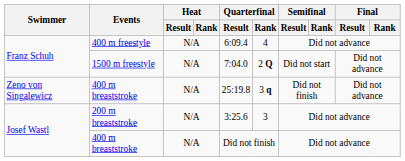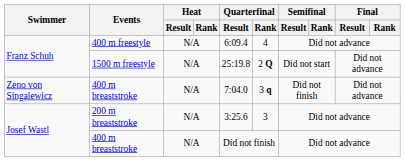(236, 64) 7:04.0 -> (236, 64) 25:19.8
(236, 90) 25:19.8 -> (236, 90) 7:04.0
